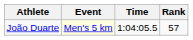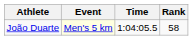(174, 28) 57 -> (174, 28) 58
